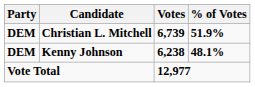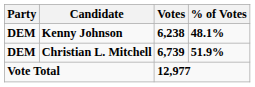rows swapped: (97, 33) <-> (82, 52)
